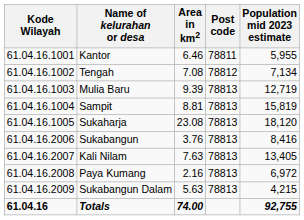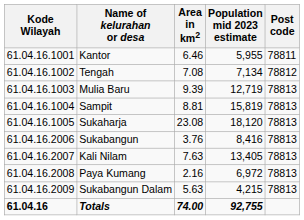columns swapped: (270, 26) <-> (223, 26)
